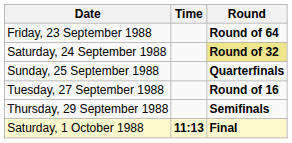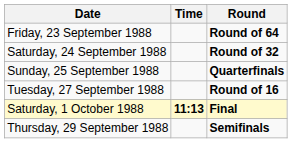(244, 52) khaki background -> (244, 52) no background
rows swapped: (88, 109) <-> (75, 128)
